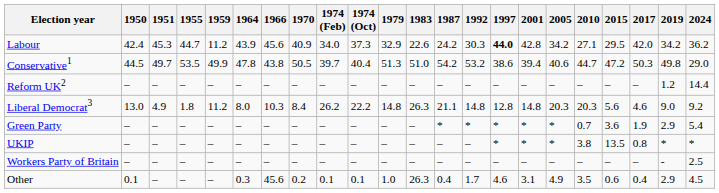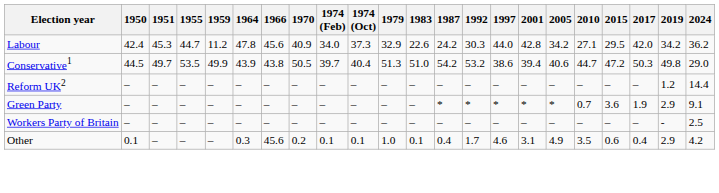(246, 44) 43.9 -> (246, 44) 47.8
(503, 44) bold -> (503, 44) normal
(246, 63) 47.8 -> (246, 63) 43.9
- row: (50, 106)
(696, 125) 5.4 -> (696, 104) 9.1
- row: (20, 143)
(419, 179) 26.3 -> (416, 140) 0.1
(696, 179) 4.5 -> (696, 140) 4.2
